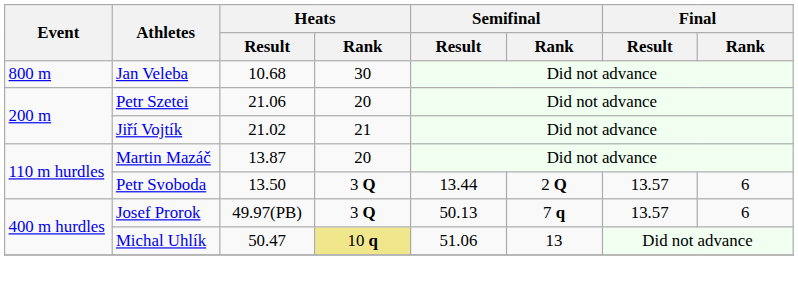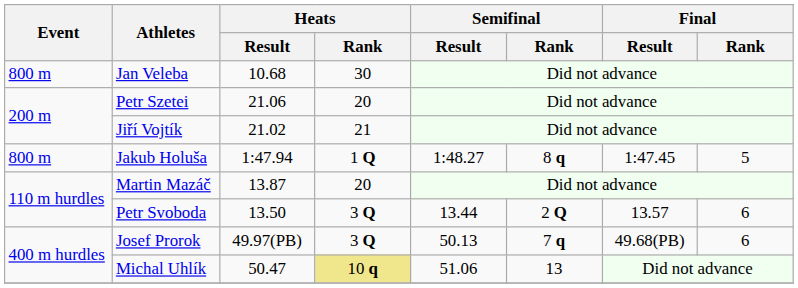+ row: (161, 157)
(650, 213) 13.57 -> (650, 241) 49.68(PB)
